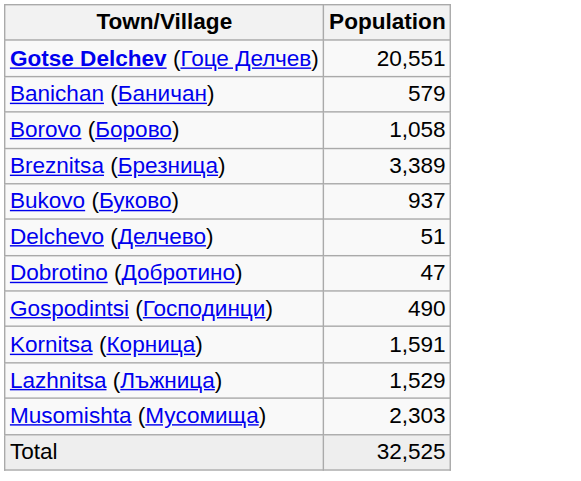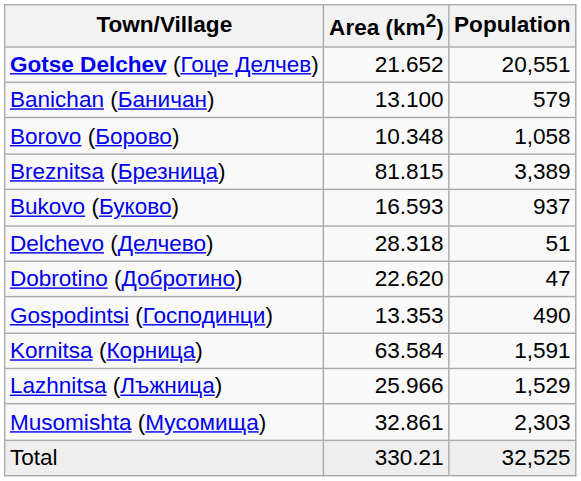+ column: (386, 25)
